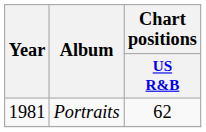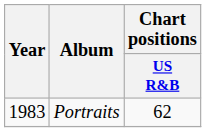(27, 112) 1981 -> (27, 112) 1983
